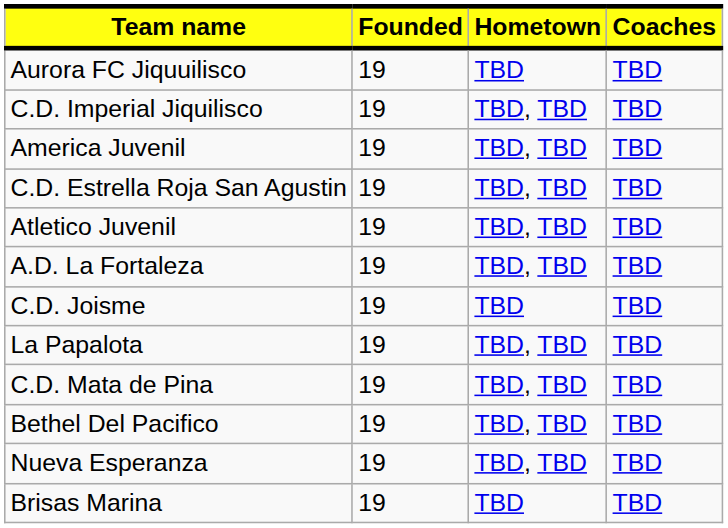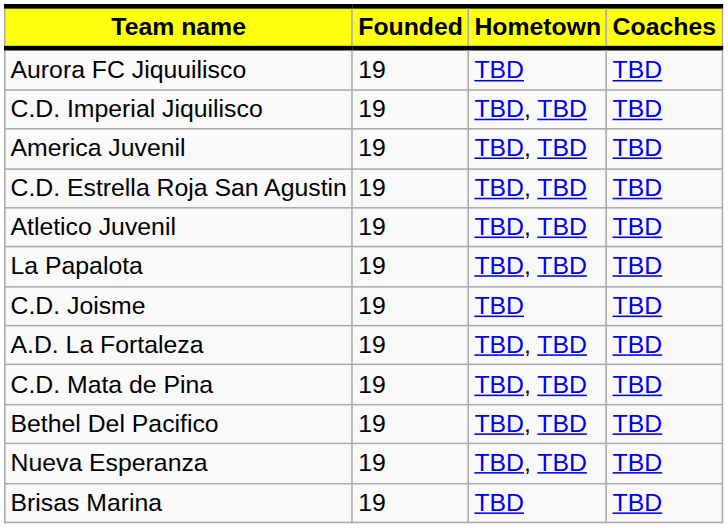rows swapped: (107, 266) <-> (77, 345)
